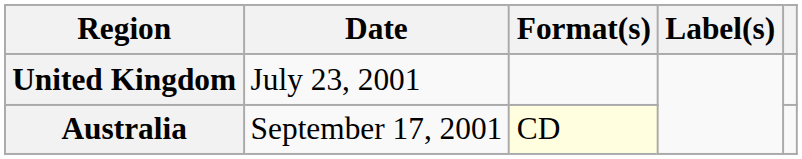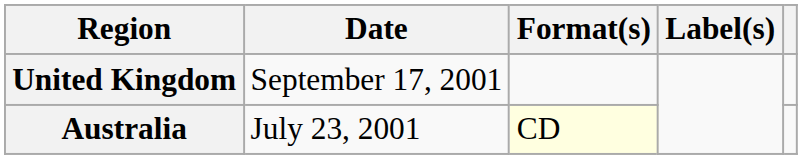(336, 79) July 23, 2001 -> (376, 79) September 17, 2001
(376, 128) September 17, 2001 -> (336, 128) July 23, 2001
